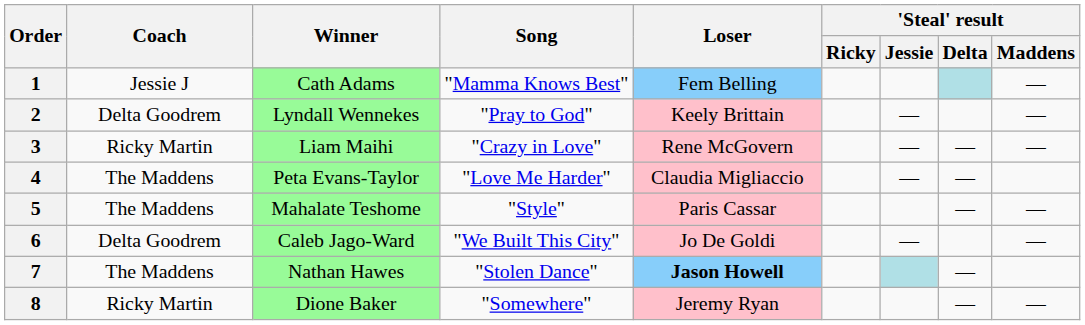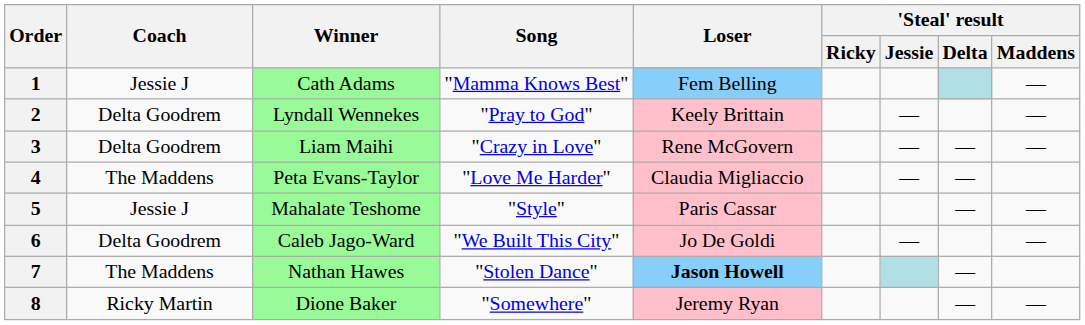(160, 146) Ricky Martin -> (160, 146) Delta Goodrem
(160, 209) The Maddens -> (160, 209) Jessie J
